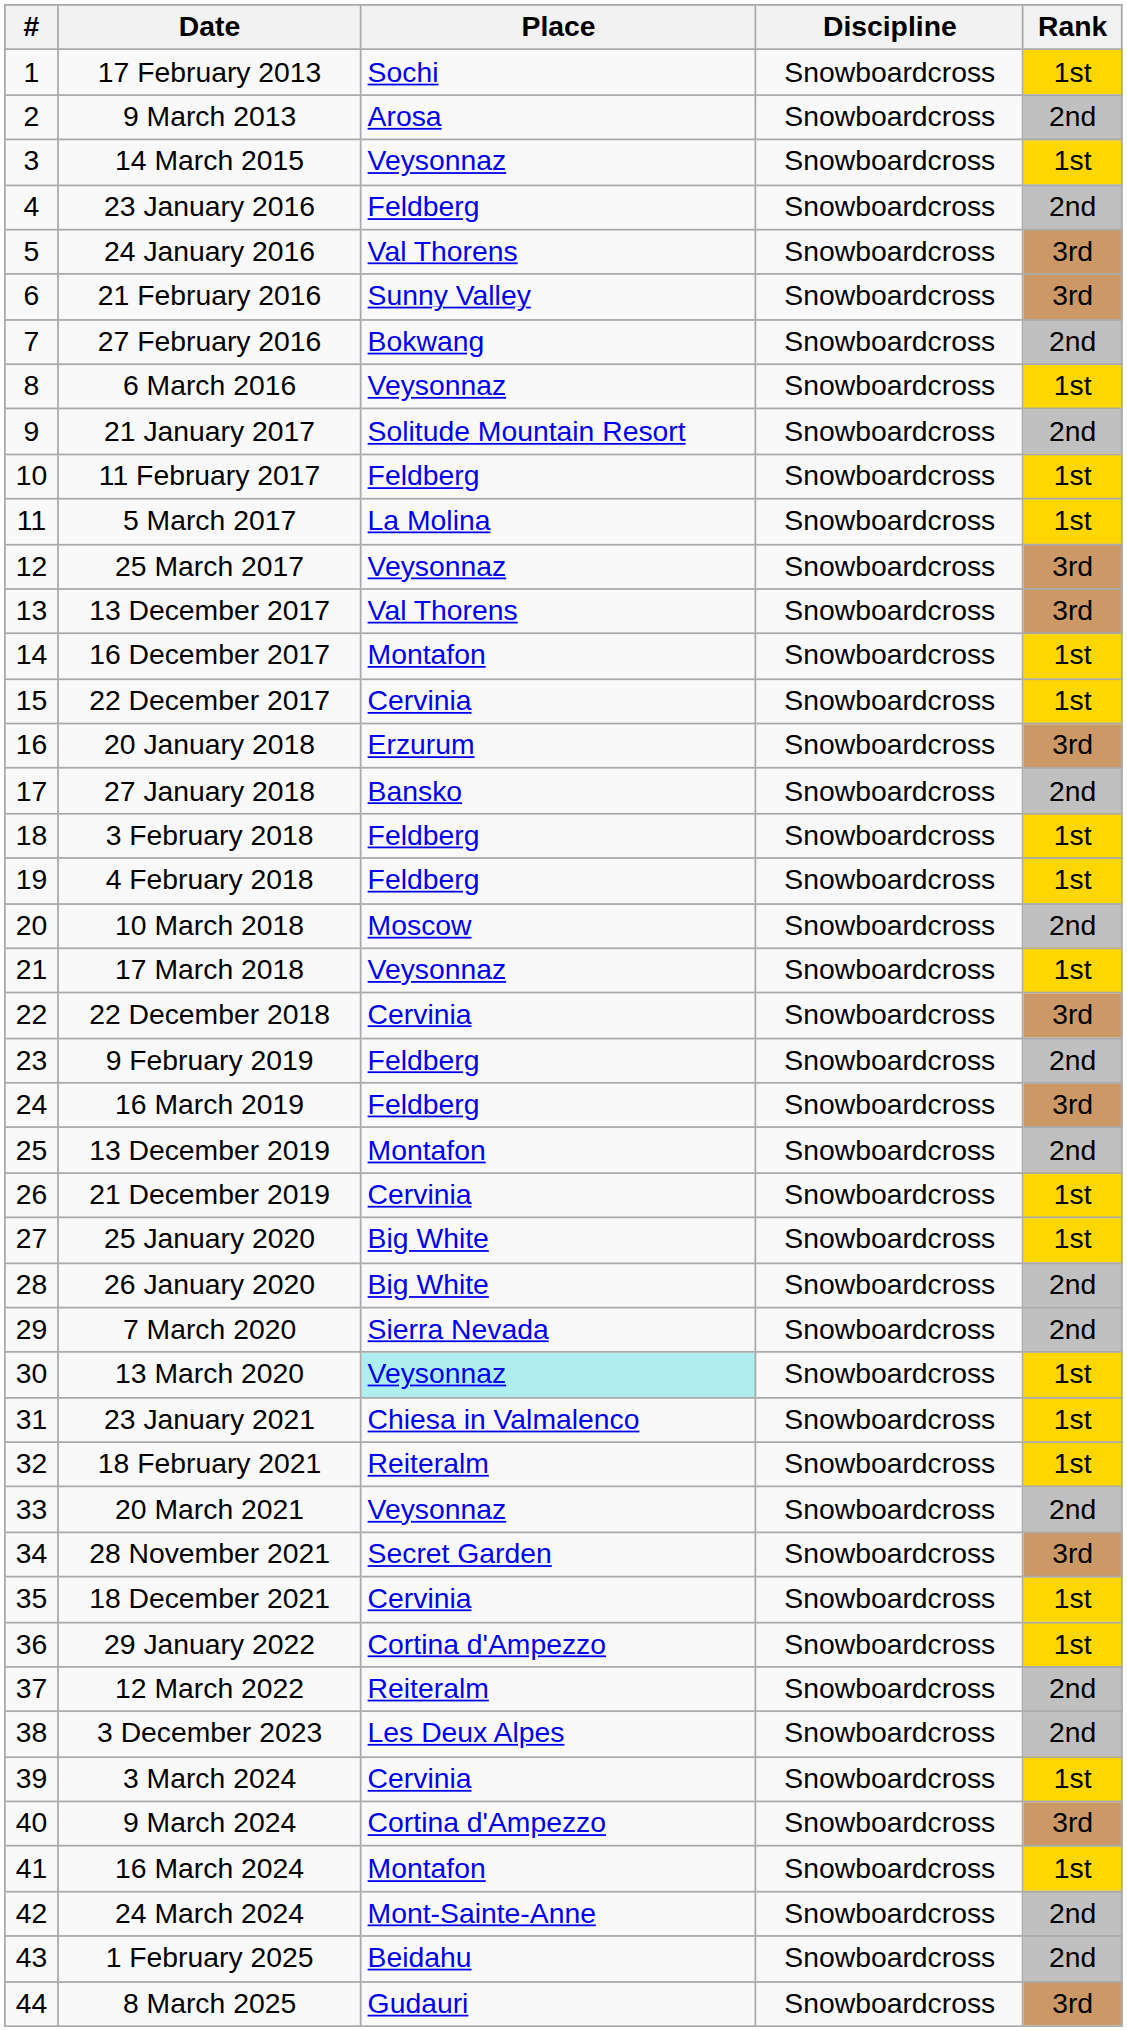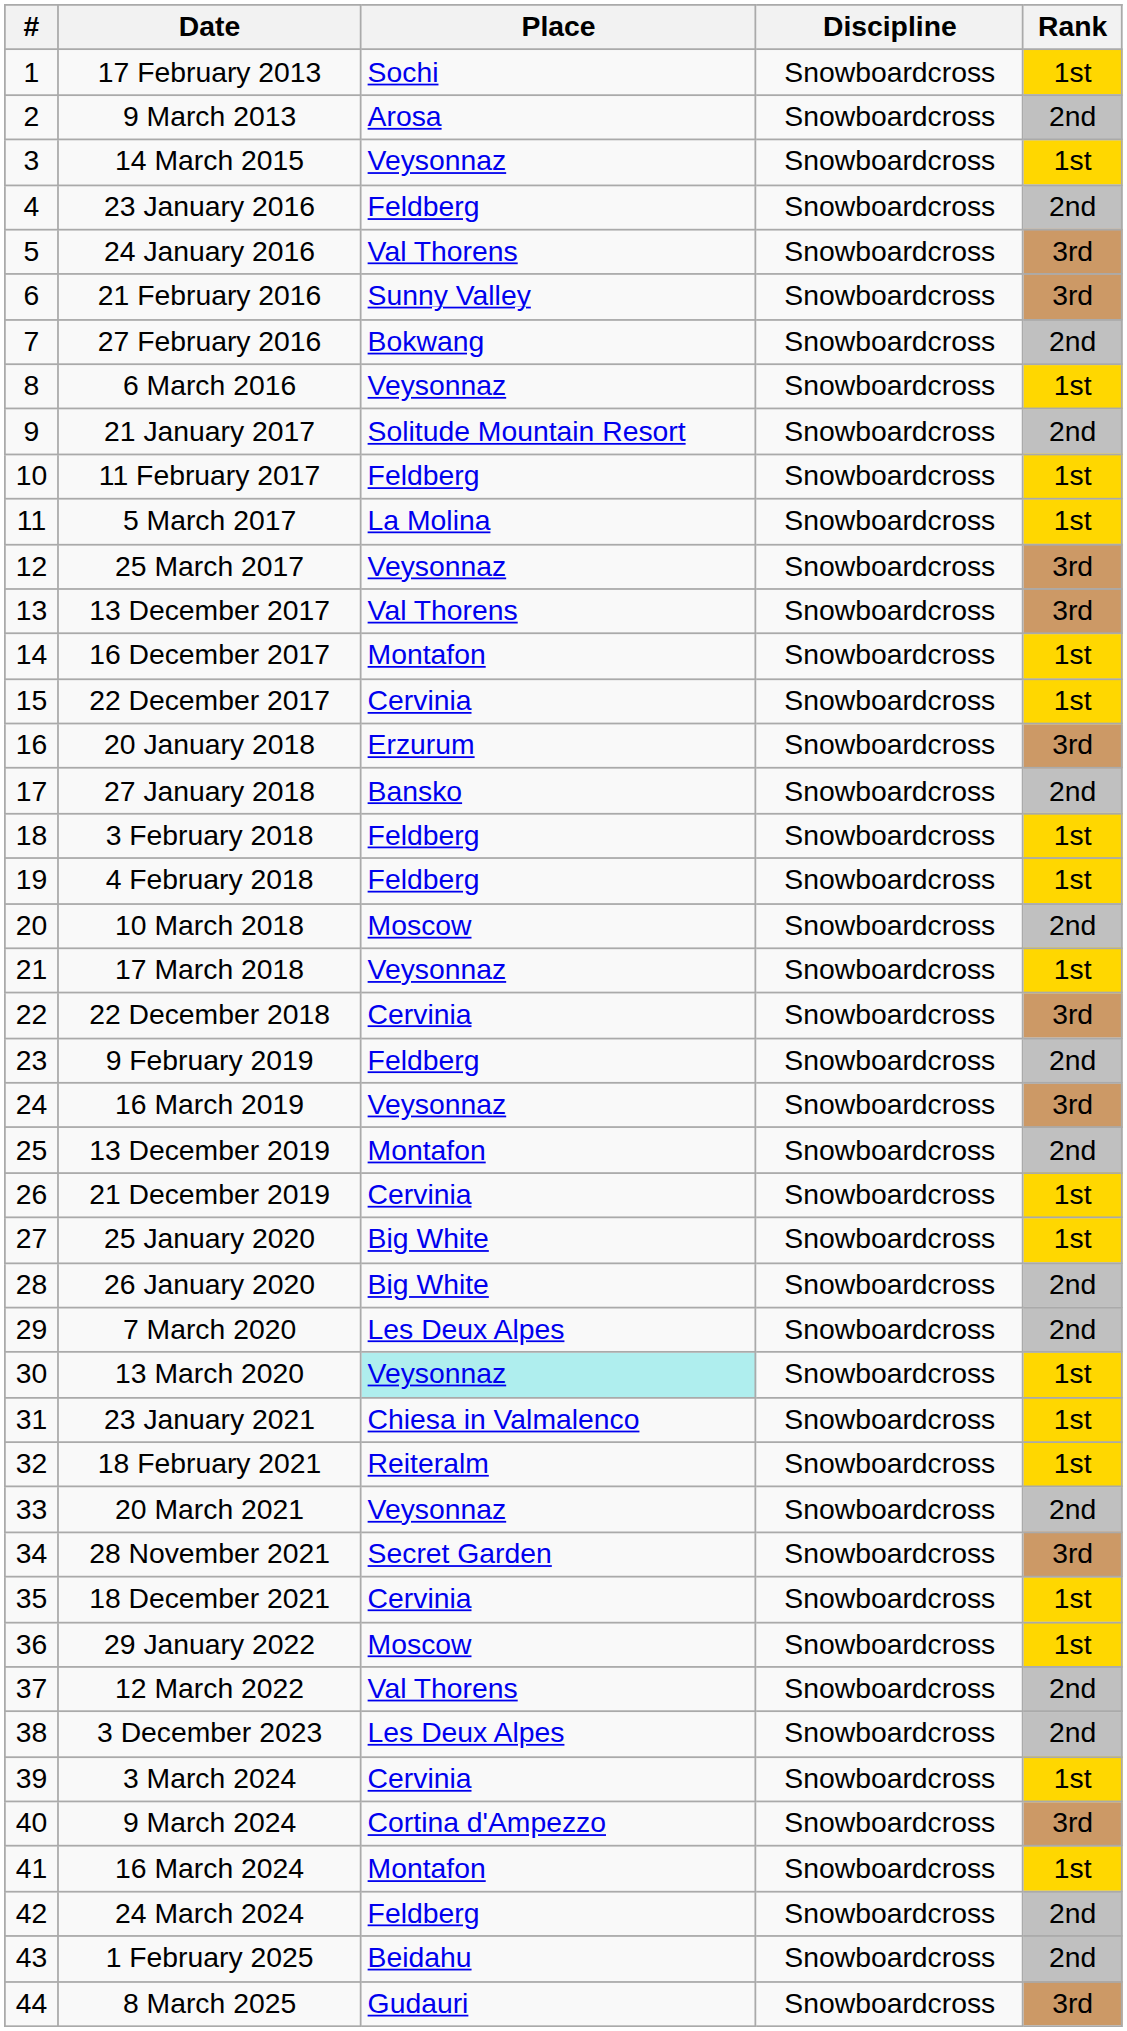(424, 1104) Feldberg -> (437, 1104) Veysonnaz
(458, 1329) Sierra Nevada -> (466, 1329) Les Deux Alpes
(487, 1643) Cortina d'Ampezzo -> (420, 1643) Moscow
(428, 1688) Reiteralm -> (443, 1688) Val Thorens
(482, 1913) Mont-Sainte-Anne -> (424, 1913) Feldberg
